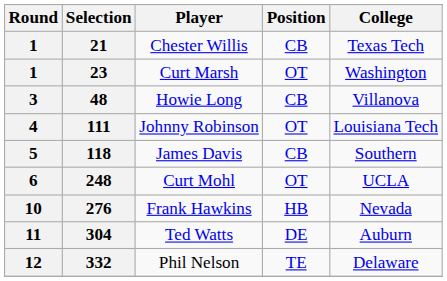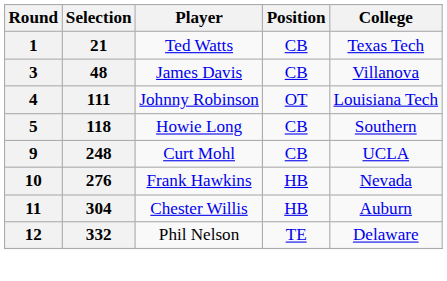(199, 45) Chester Willis -> (199, 45) Ted Watts
- row: (99, 72)
(199, 99) Howie Long -> (199, 72) James Davis
(199, 153) James Davis -> (199, 126) Howie Long
(33, 180) 6 -> (33, 153) 9
(296, 180) OT -> (296, 153) CB
(199, 235) Ted Watts -> (199, 208) Chester Willis
(296, 235) DE -> (296, 208) HB
